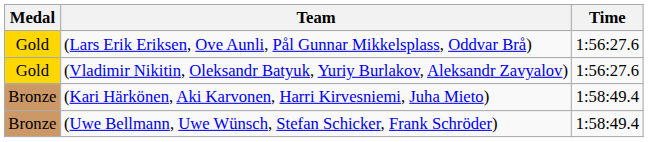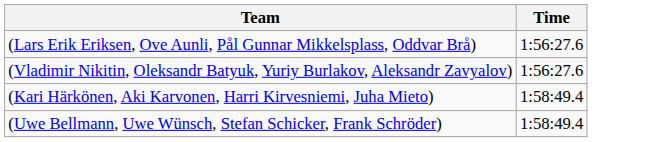- column: (32, 17)
